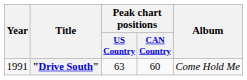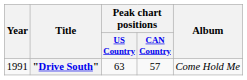(155, 66) 60 -> (155, 66) 57
